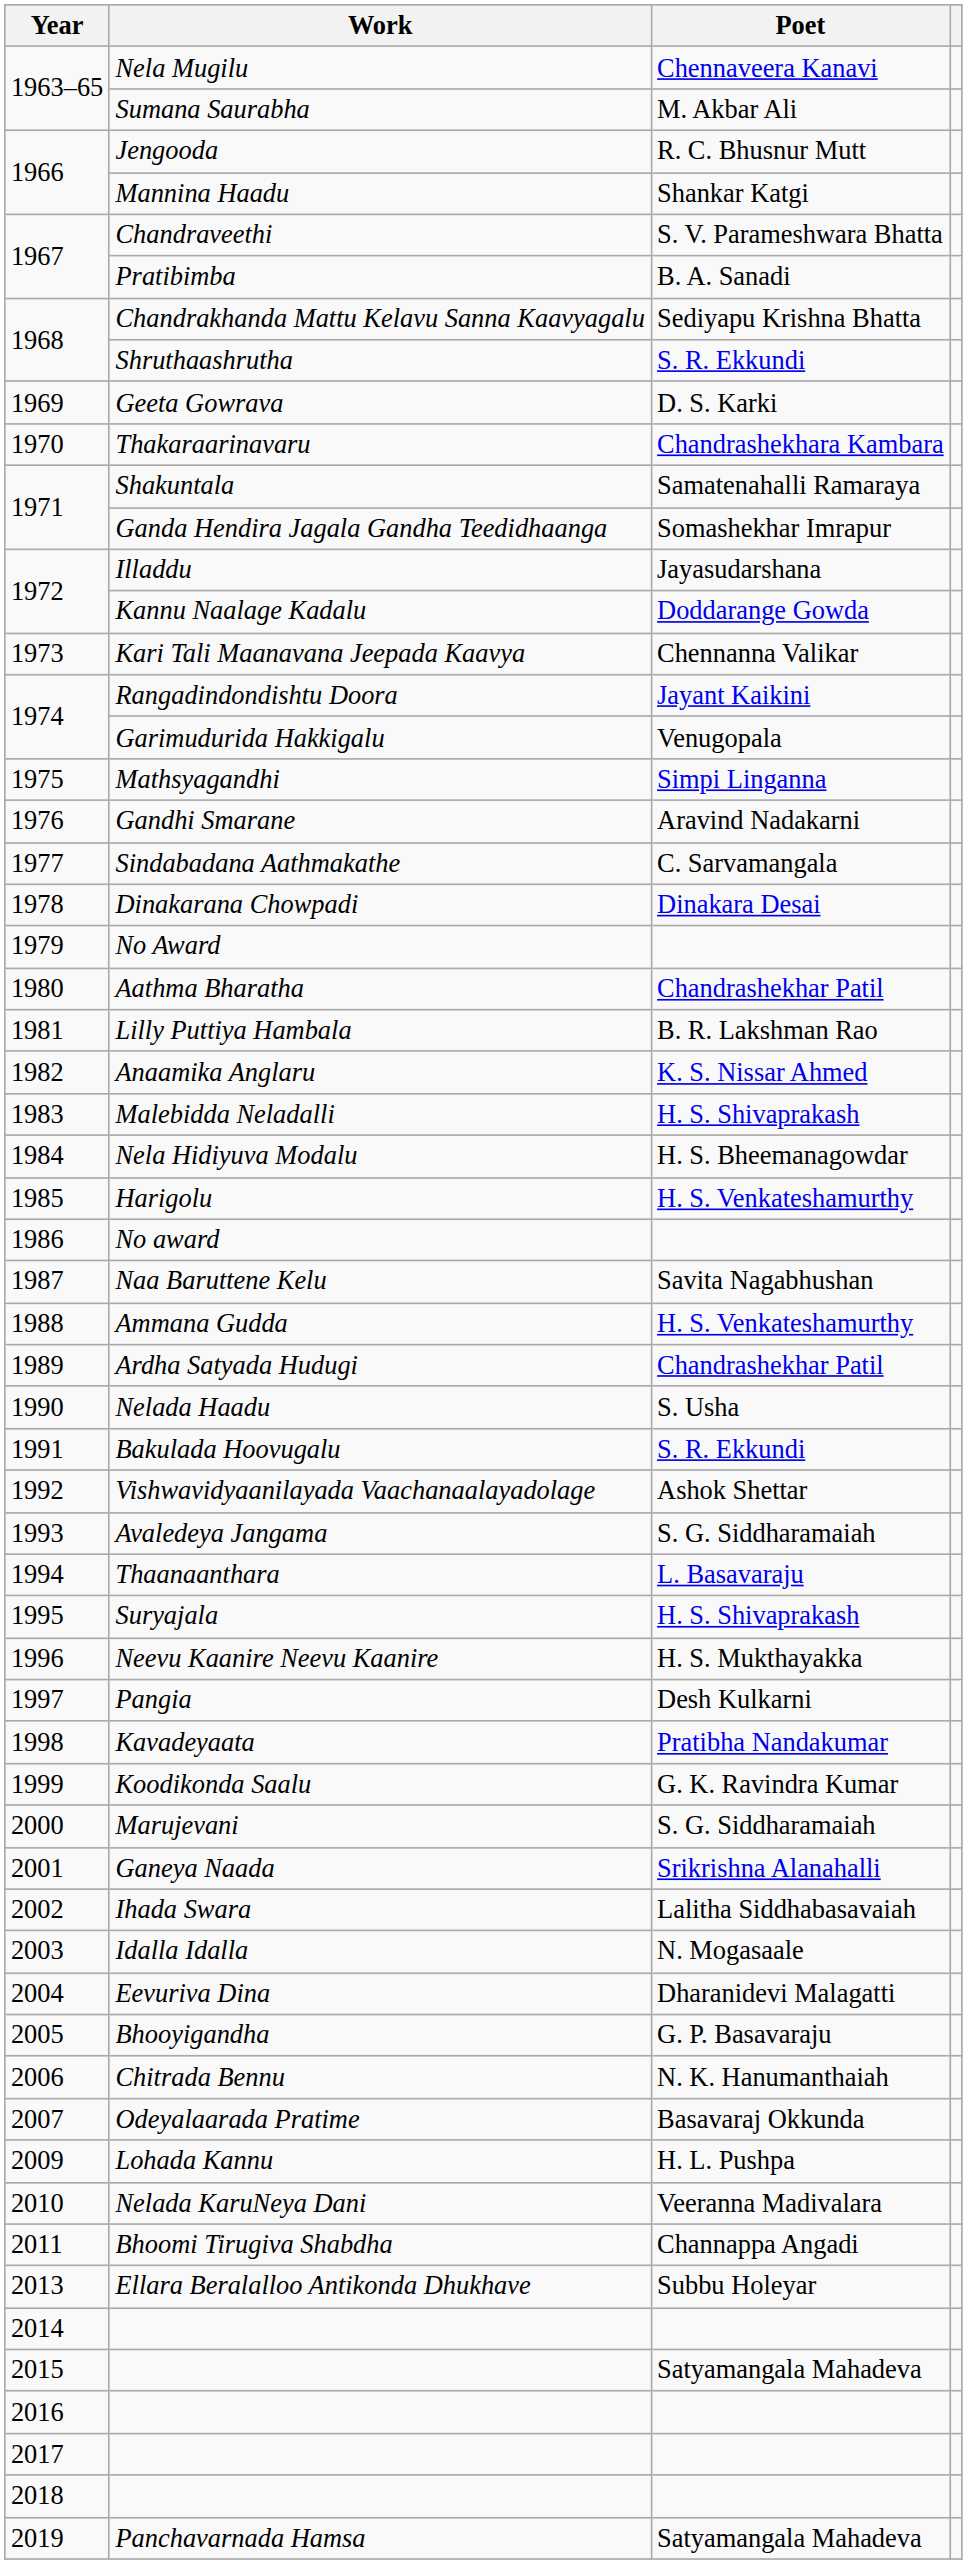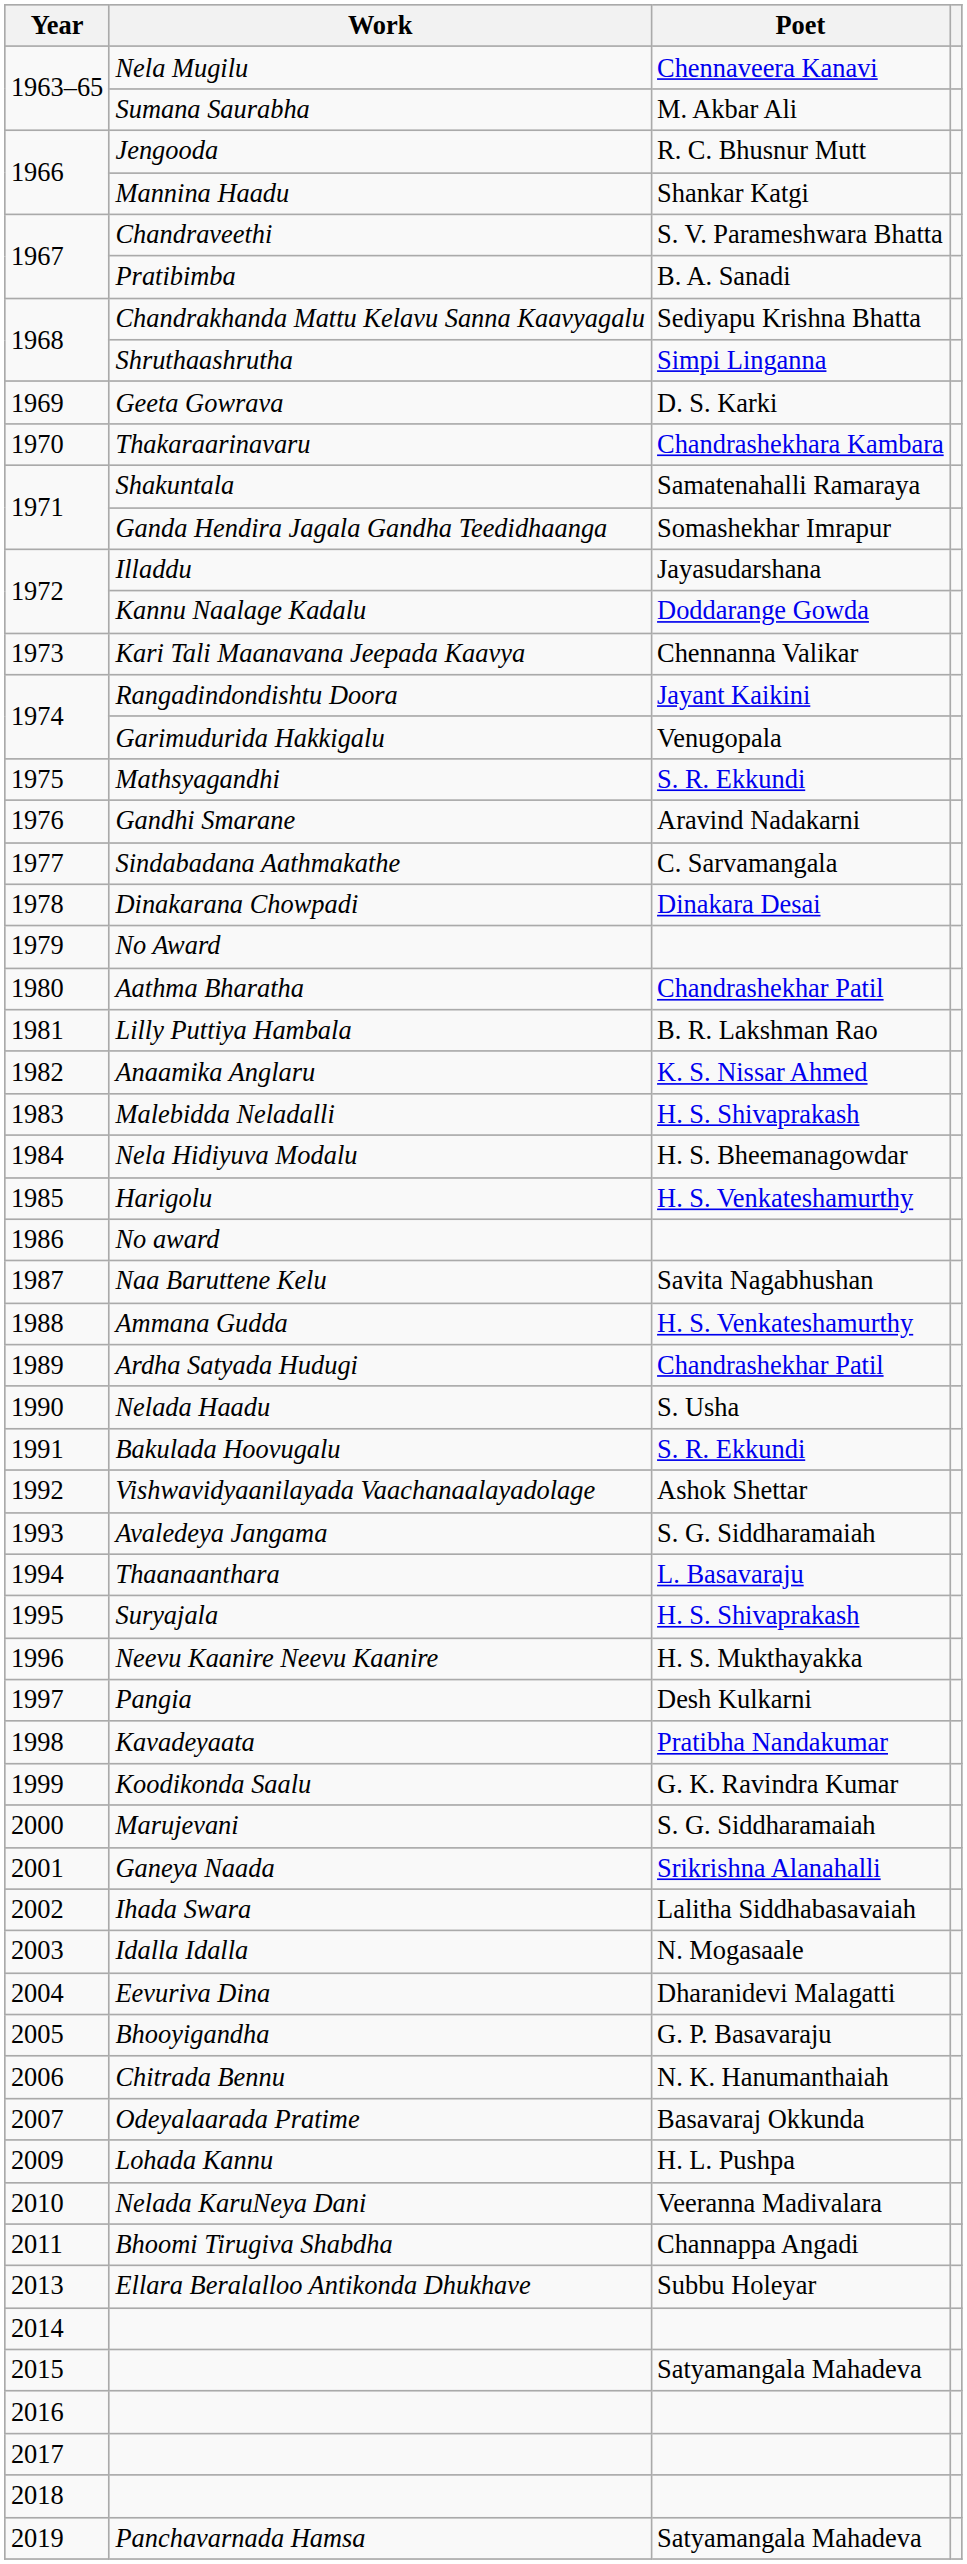(731, 360) S. R. Ekkundi -> (742, 360) Simpi Linganna
(742, 779) Simpi Linganna -> (731, 779) S. R. Ekkundi
